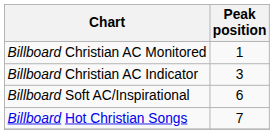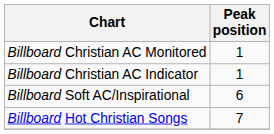(240, 74) 3 -> (240, 74) 1
